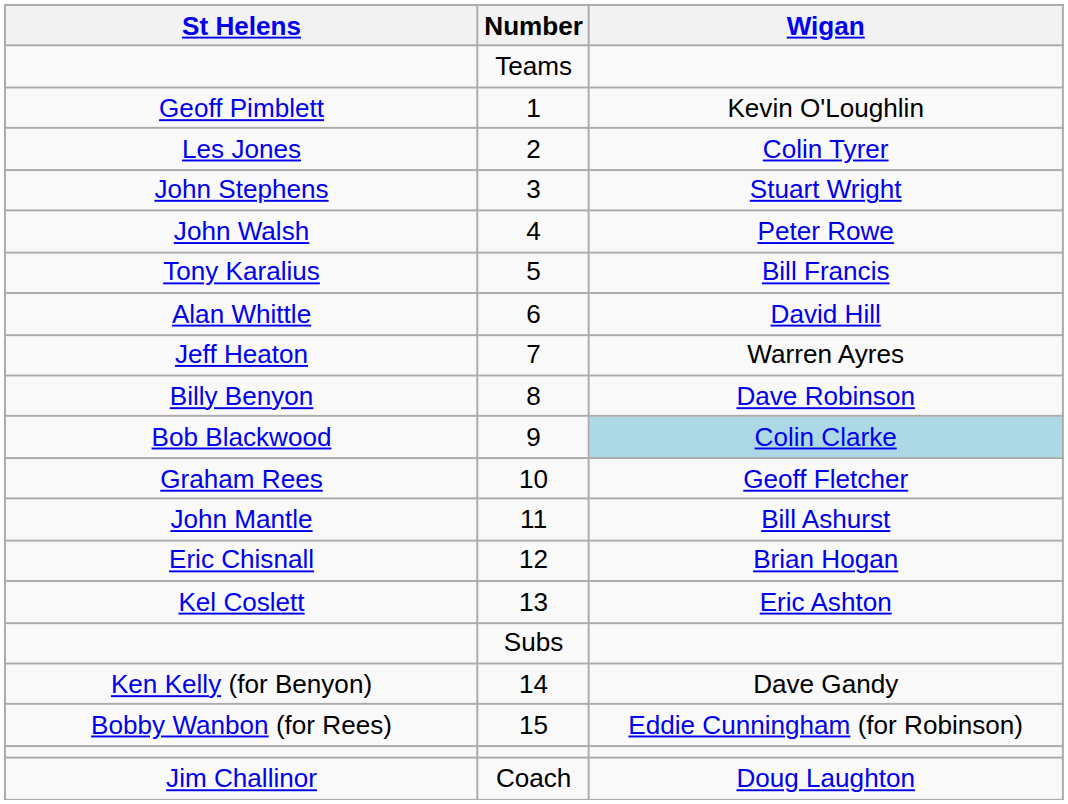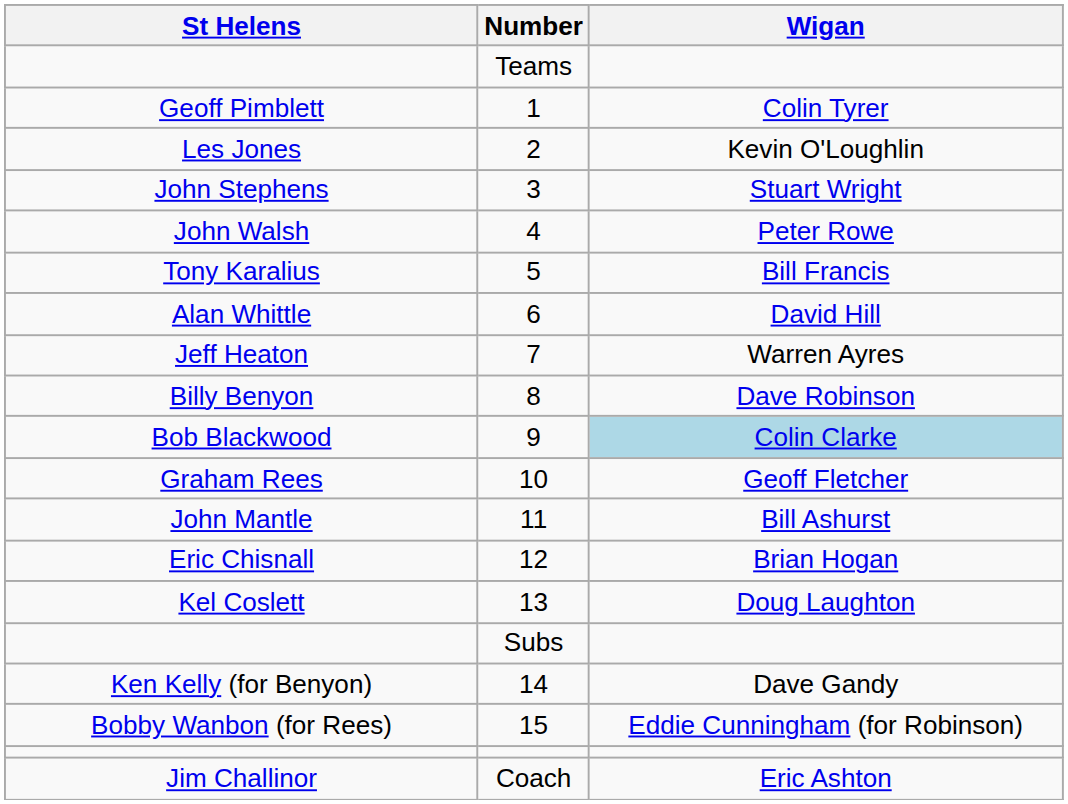(826, 107) Kevin O'Loughlin -> (826, 107) Colin Tyrer
(826, 149) Colin Tyrer -> (826, 149) Kevin O'Loughlin
(826, 601) Eric Ashton -> (826, 601) Doug Laughton
(826, 778) Doug Laughton -> (826, 778) Eric Ashton
